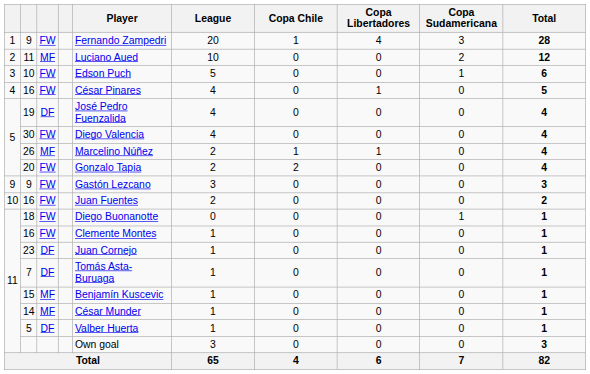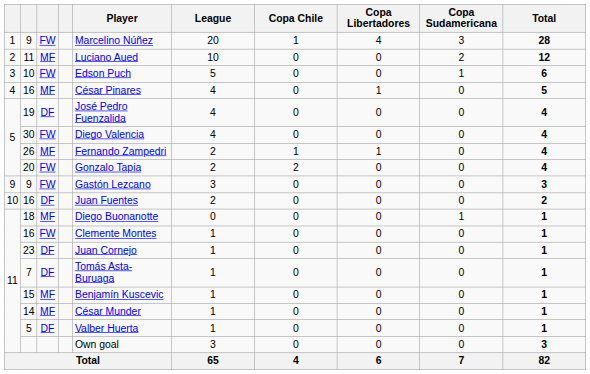(121, 40) Fernando Zampedri -> (114, 40) Marcelino Núñez
(48, 90) FW -> (48, 90) MF
(114, 151) Marcelino Núñez -> (121, 151) Fernando Zampedri
(48, 201) FW -> (48, 201) DF
(48, 217) FW -> (48, 217) MF
